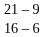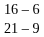rows swapped: (22, 28) <-> (22, 9)
